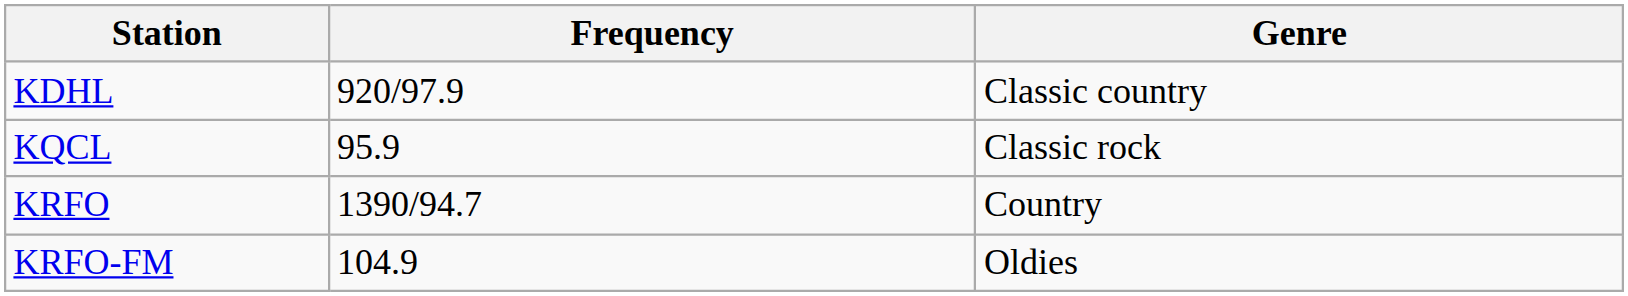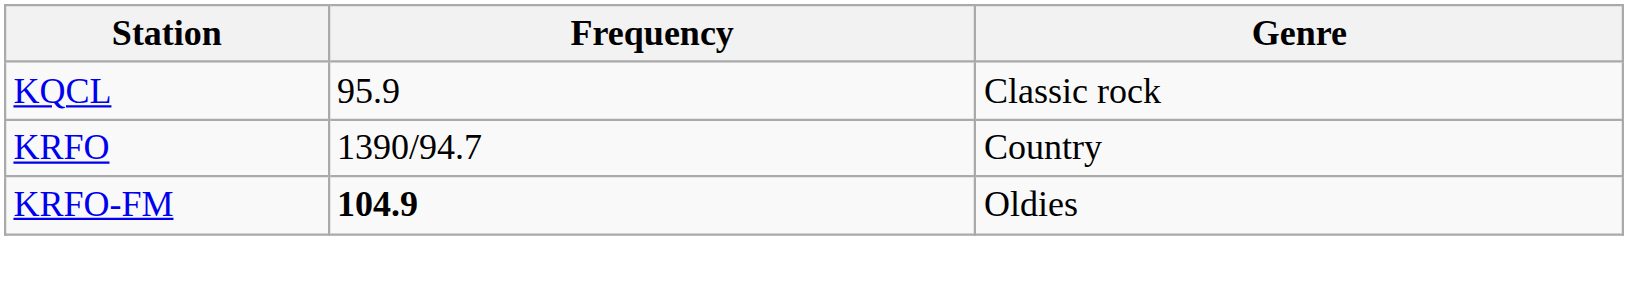- row: (63, 90)
(377, 261) normal -> (377, 204) bold
